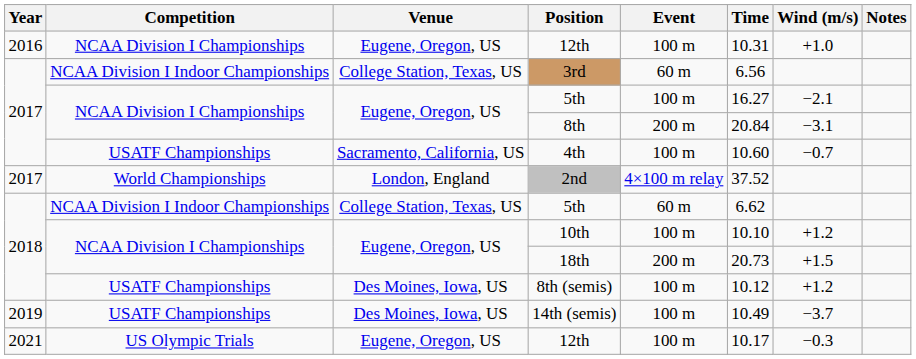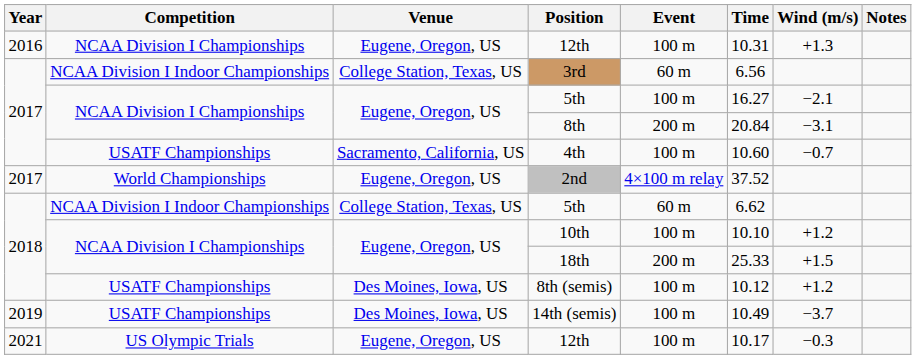(818, 44) +1.0 -> (818, 44) +1.3
(431, 179) London, England -> (431, 179) Eugene, Oregon, US
(750, 260) 20.73 -> (750, 260) 25.33
